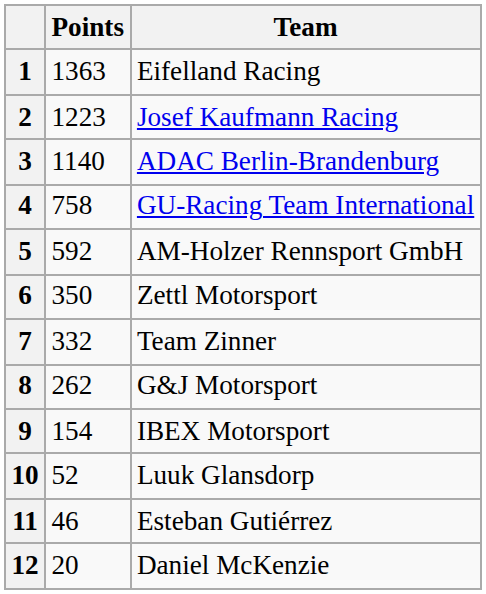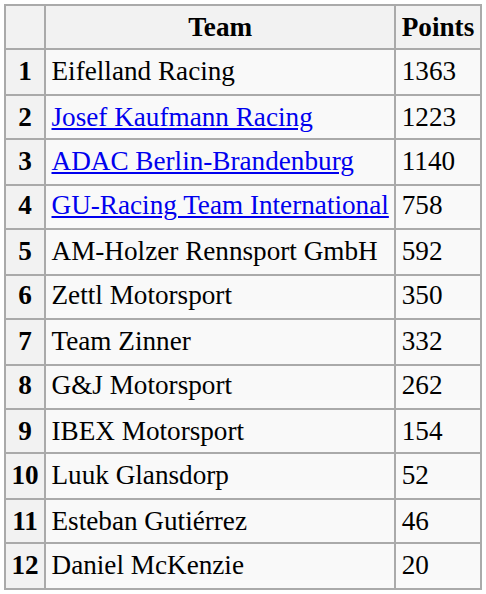columns swapped: (306, 26) <-> (88, 26)
